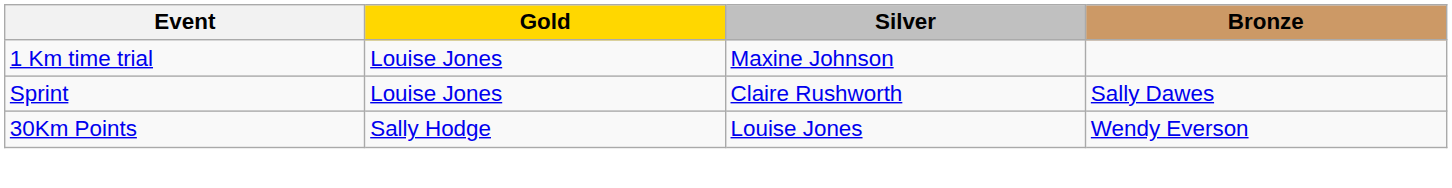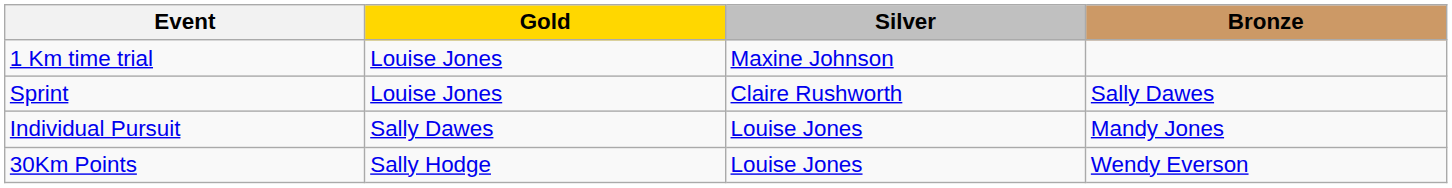+ row: (95, 128)
